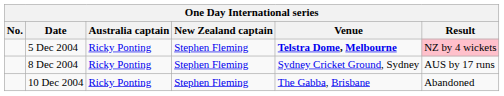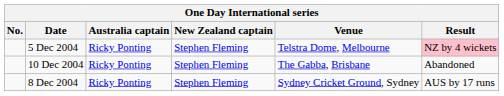(337, 47) bold -> (334, 47) normal
rows swapped: (53, 64) <-> (56, 82)
